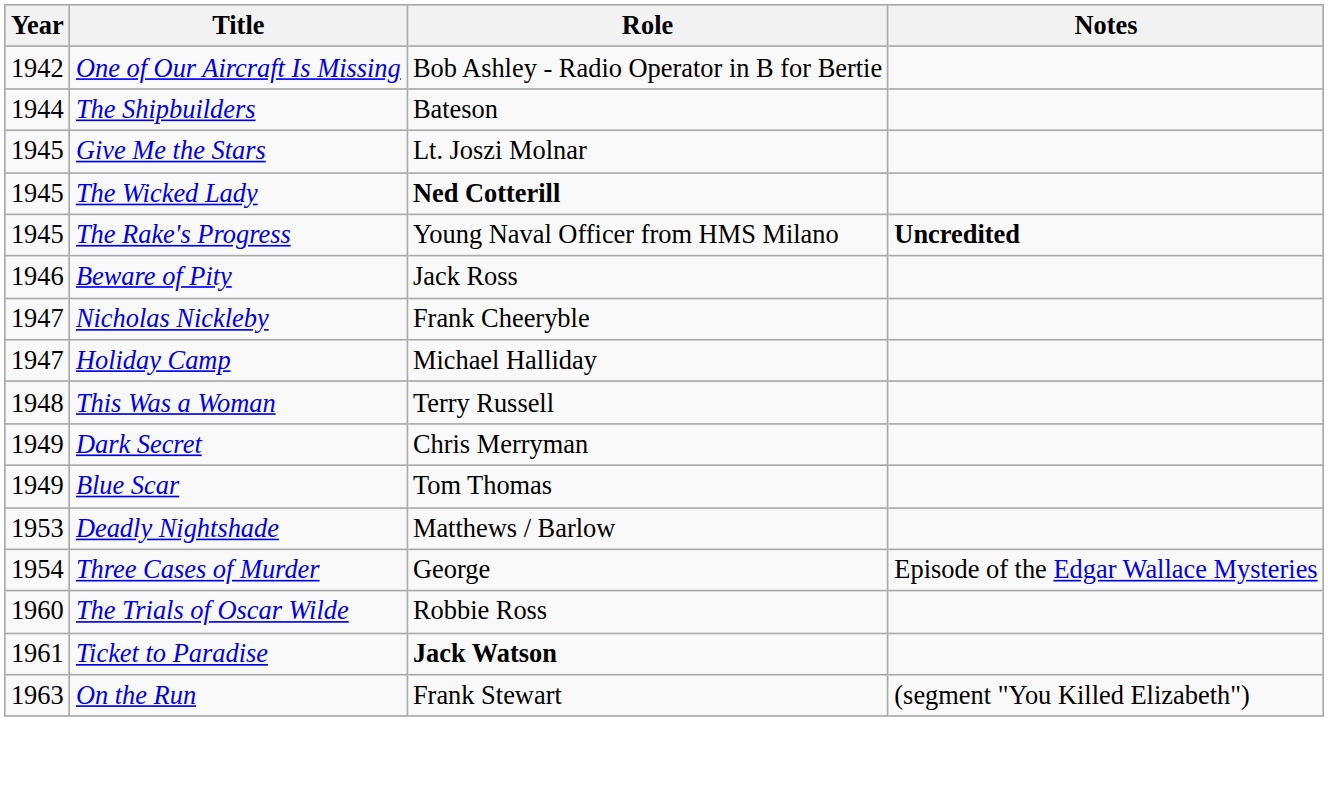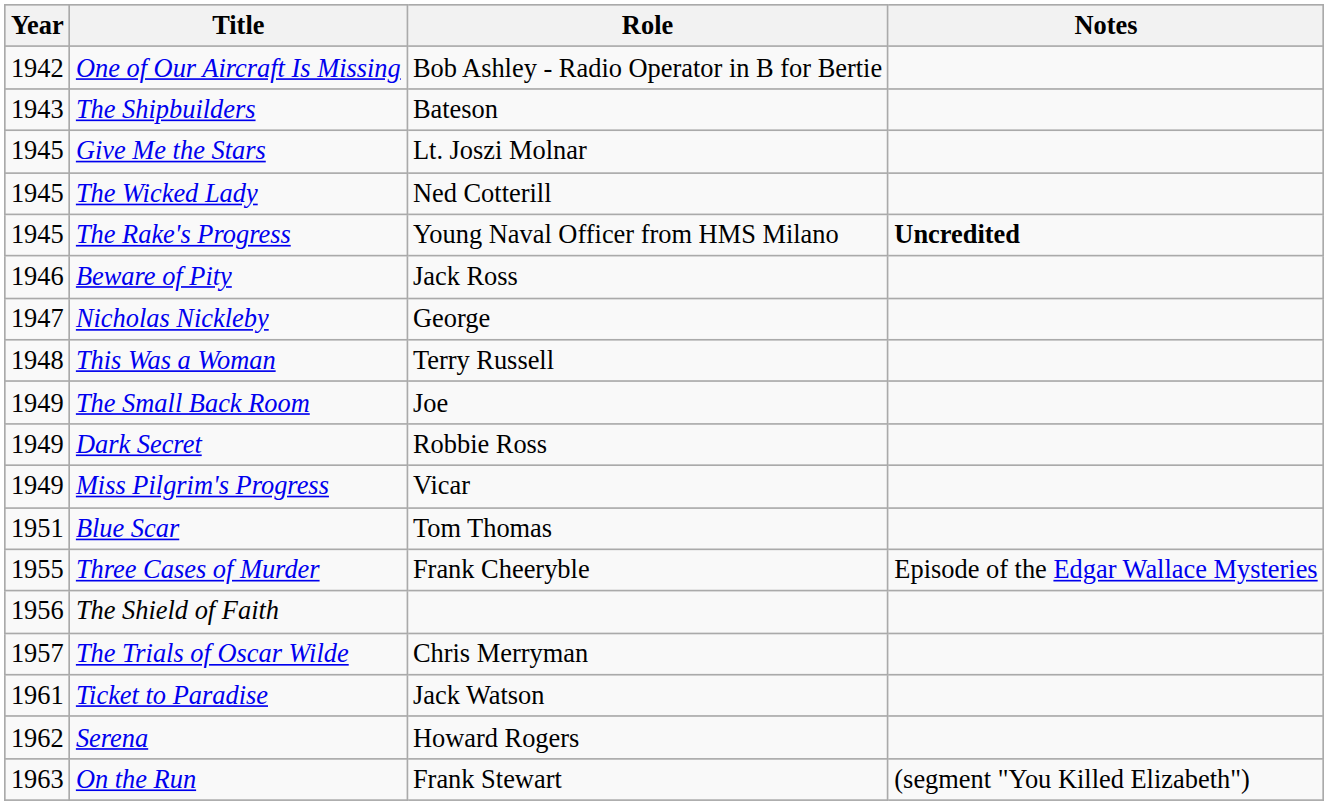(37, 109) 1944 -> (37, 109) 1943
(487, 192) bold -> (482, 192) normal
(501, 318) Frank Cheeryble -> (452, 318) George
- row: (153, 360)
+ row: (193, 402)
(501, 444) Chris Merryman -> (480, 444) Robbie Ross
+ row: (202, 485)
(37, 485) 1949 -> (37, 527) 1951
- row: (177, 527)
(37, 569) 1954 -> (37, 569) 1955
(452, 569) George -> (501, 569) Frank Cheeryble
+ row: (177, 611)
(37, 611) 1960 -> (37, 653) 1957
(480, 611) Robbie Ross -> (501, 653) Chris Merryman
(485, 653) bold -> (479, 695) normal
+ row: (112, 737)
